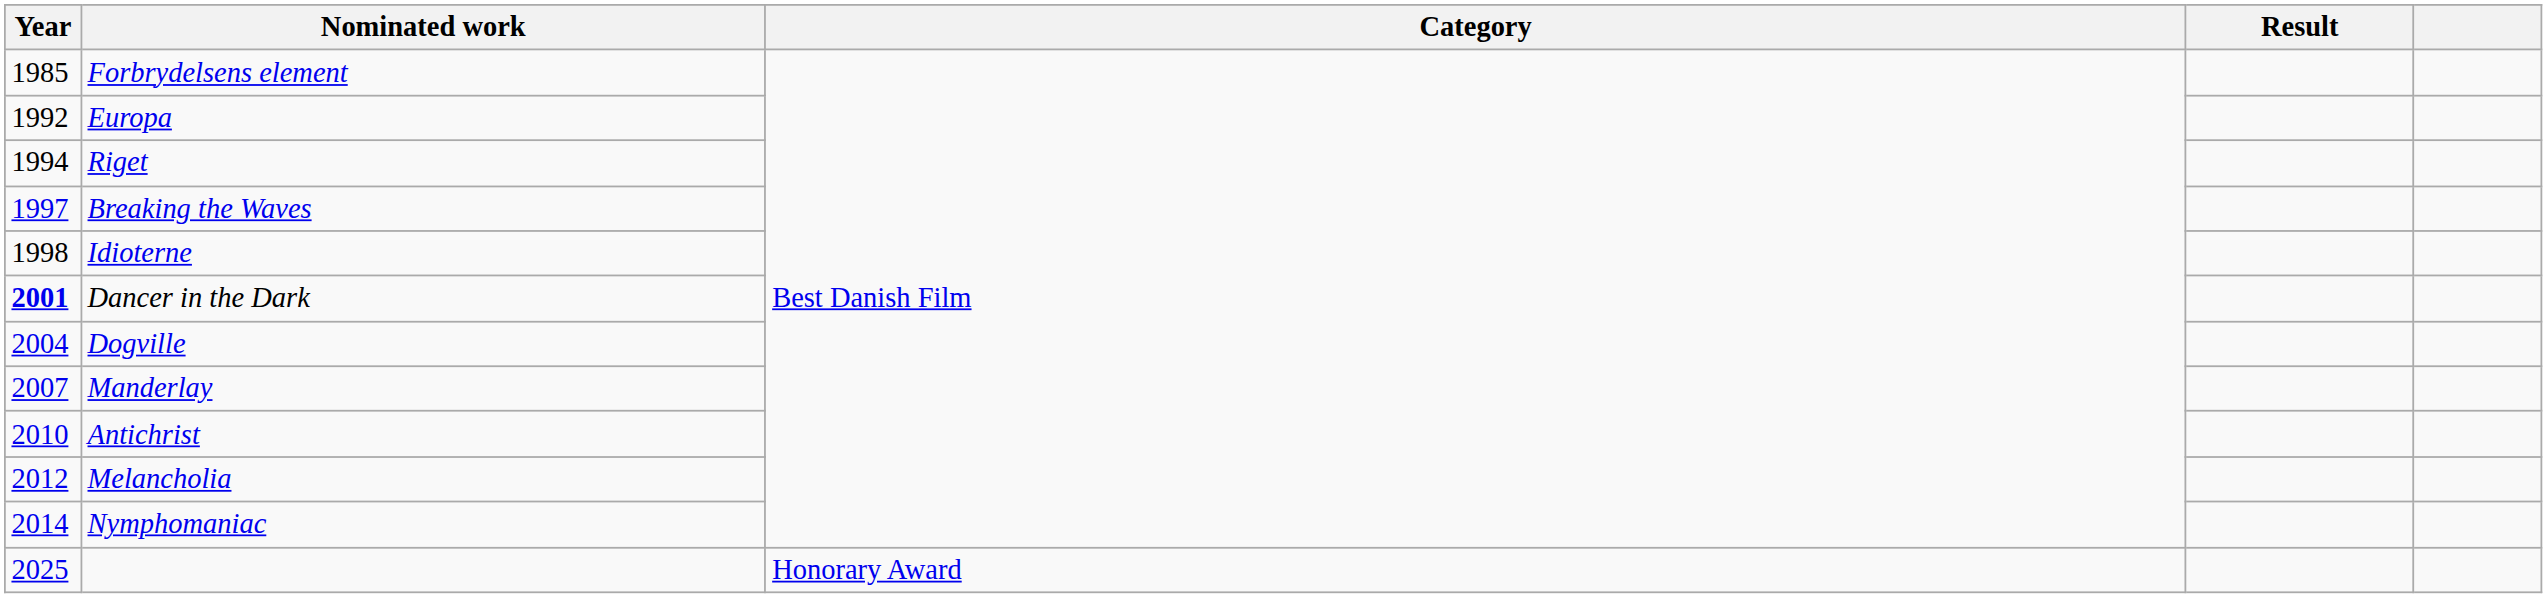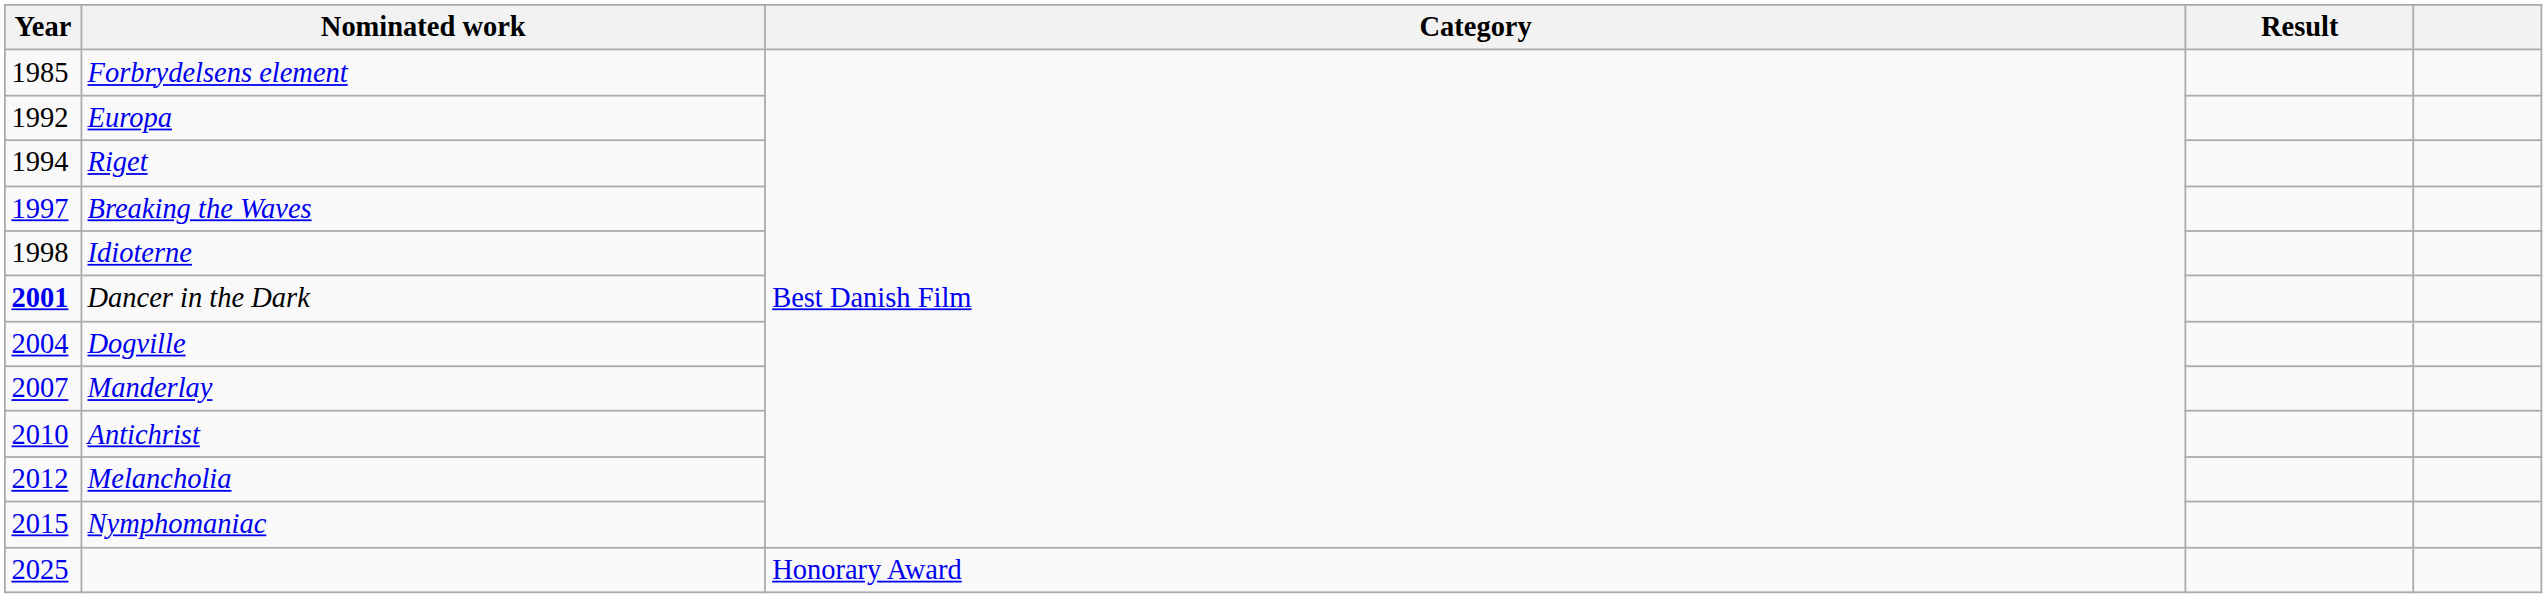(40, 523) 2014 -> (40, 523) 2015
